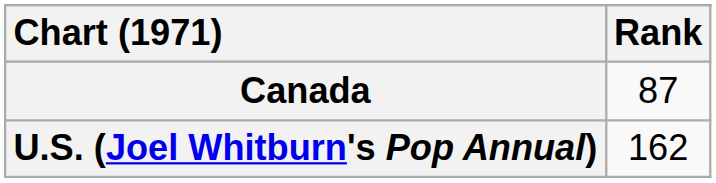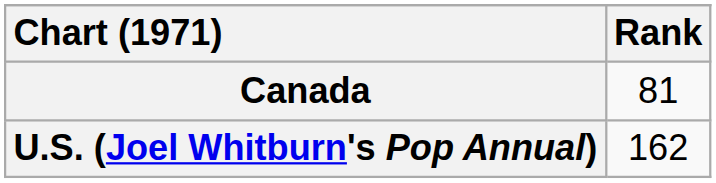(658, 90) 87 -> (658, 90) 81
